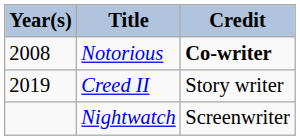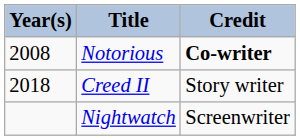(30, 85) 2019 -> (30, 85) 2018
